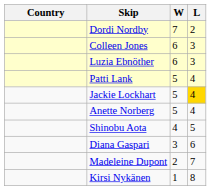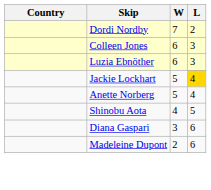- row: (111, 78)
(193, 161) 7 -> (193, 144) 6
- row: (120, 177)
